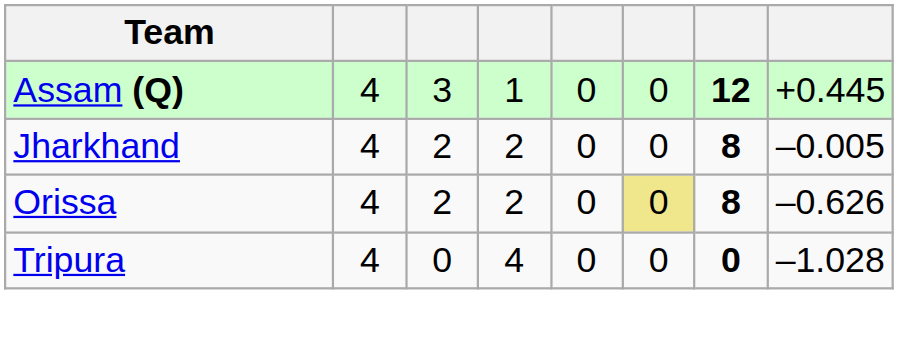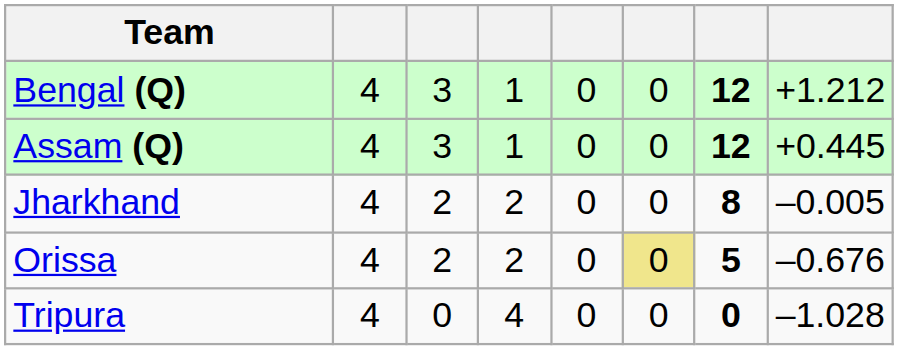+ row: (100, 89)
(731, 202) 8 -> (731, 259) 5
(830, 202) –0.626 -> (830, 259) –0.676
